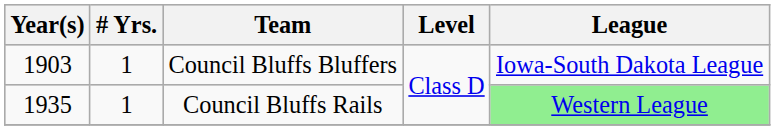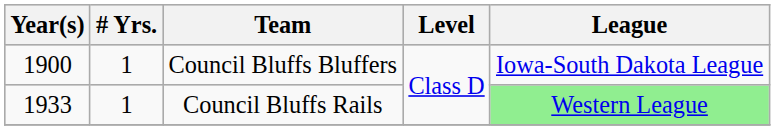(48, 64) 1903 -> (48, 64) 1900
(48, 104) 1935 -> (48, 104) 1933
